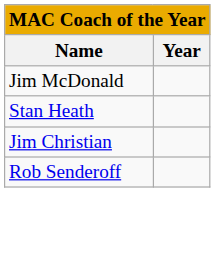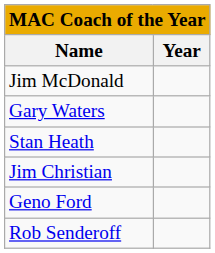+ row: (57, 111)
+ row: (50, 202)
